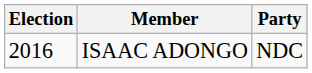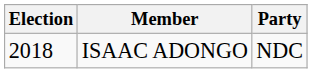(31, 50) 2016 -> (31, 50) 2018
